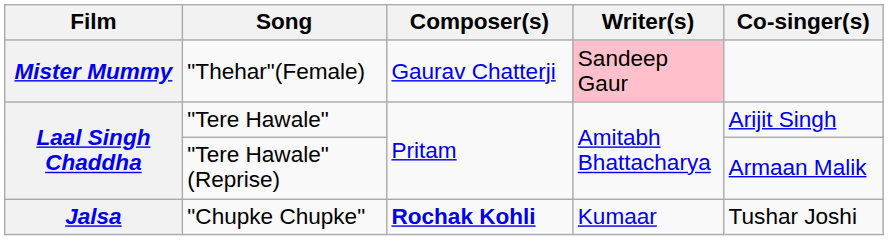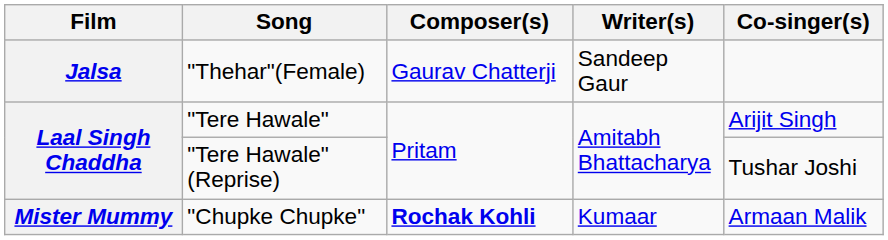(93, 70) Mister Mummy -> (93, 70) Jalsa
(623, 70) pink background -> (623, 70) no background
(798, 167) Armaan Malik -> (793, 167) Tushar Joshi
(93, 216) Jalsa -> (93, 216) Mister Mummy
(793, 216) Tushar Joshi -> (798, 216) Armaan Malik
